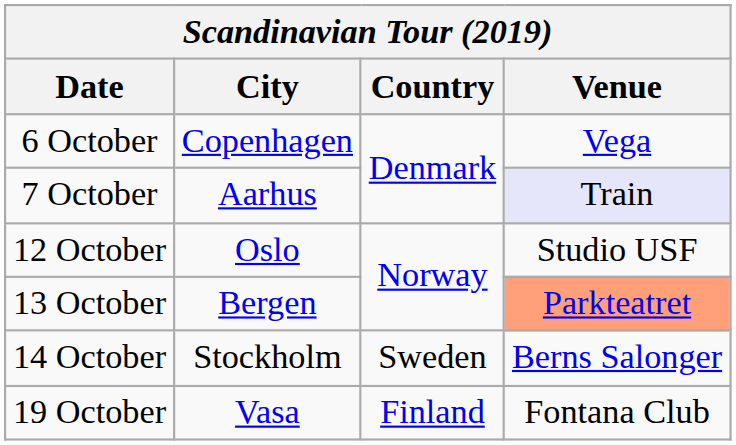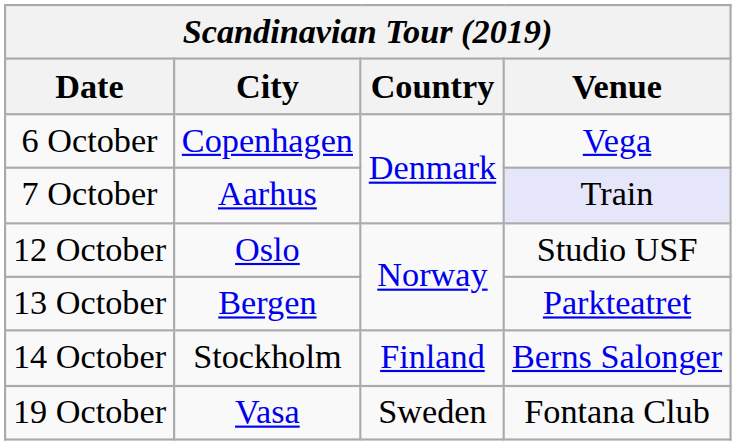(617, 303) lightsalmon background -> (617, 303) no background
(432, 357) Sweden -> (432, 357) Finland
(432, 411) Finland -> (432, 411) Sweden
